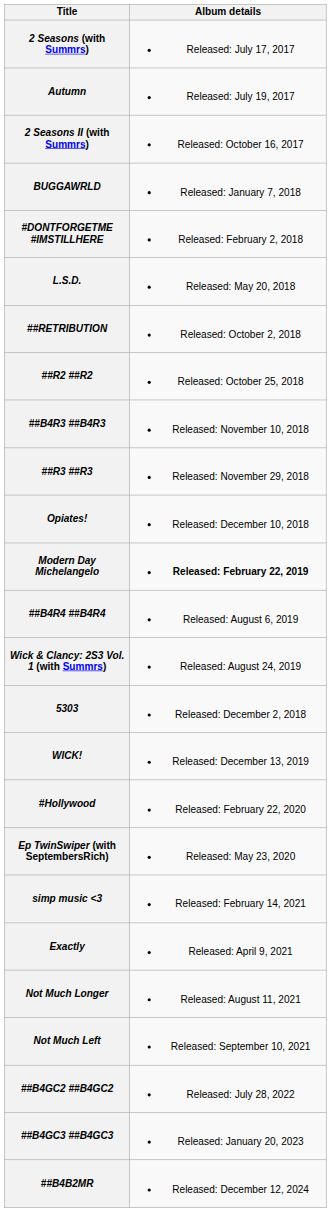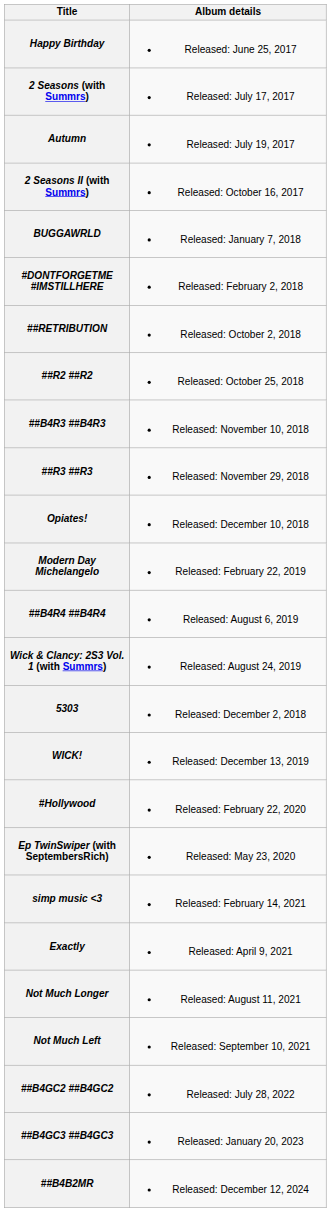+ row: (67, 44)
- row: (67, 281)
(228, 572) bold -> (228, 572) normal
